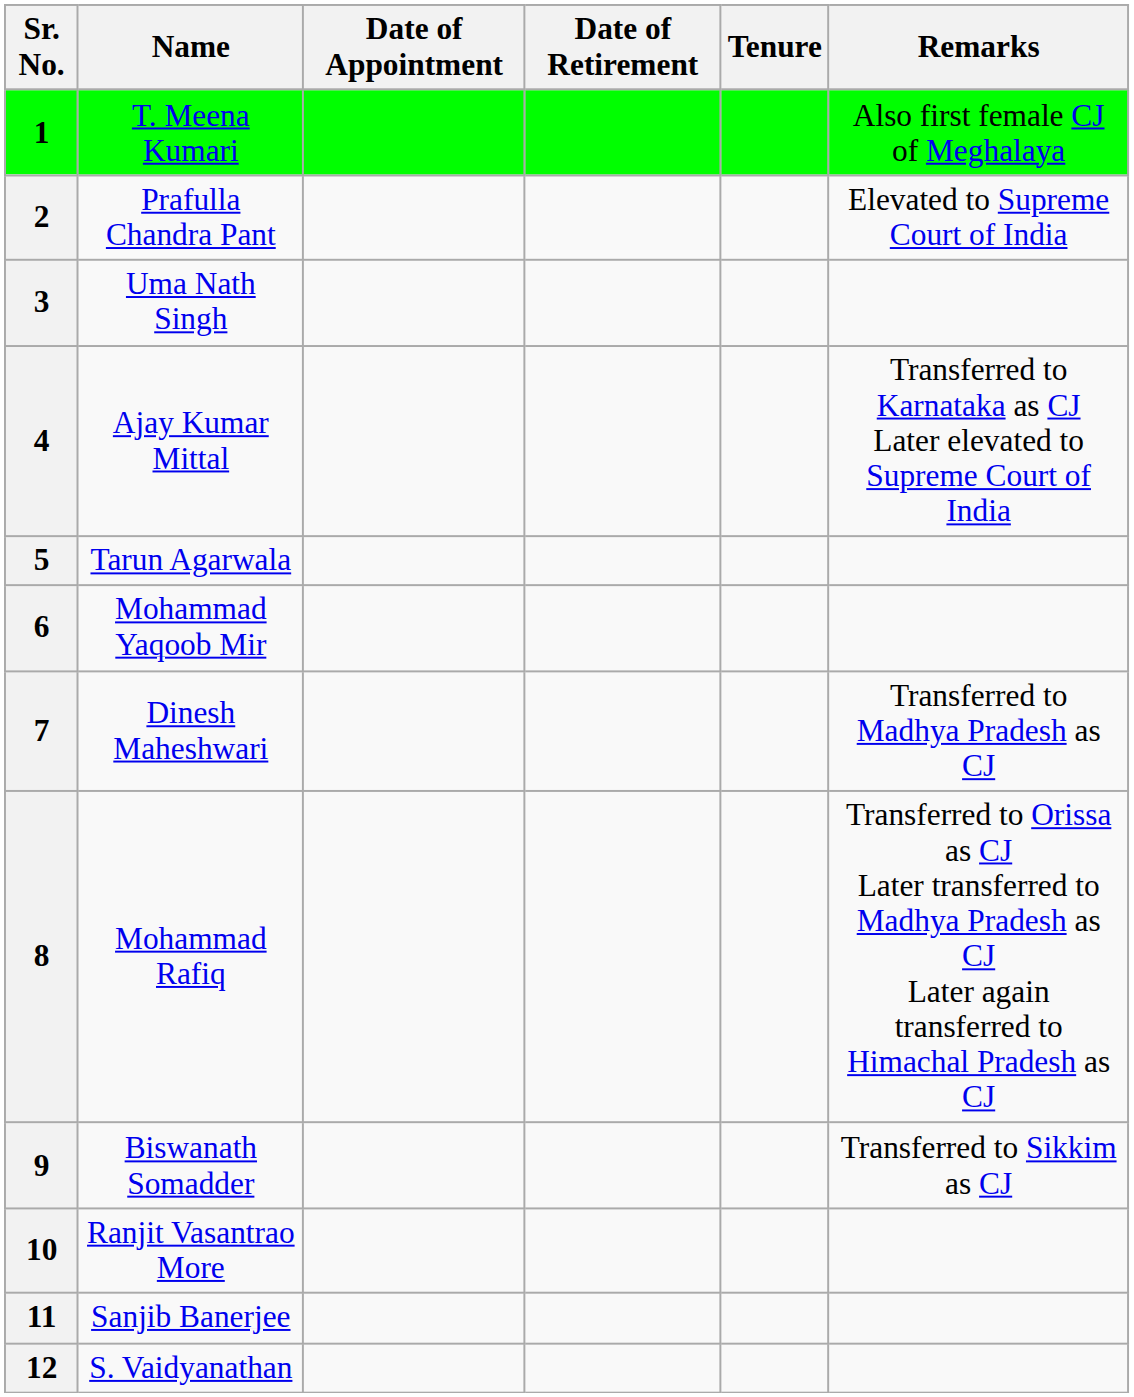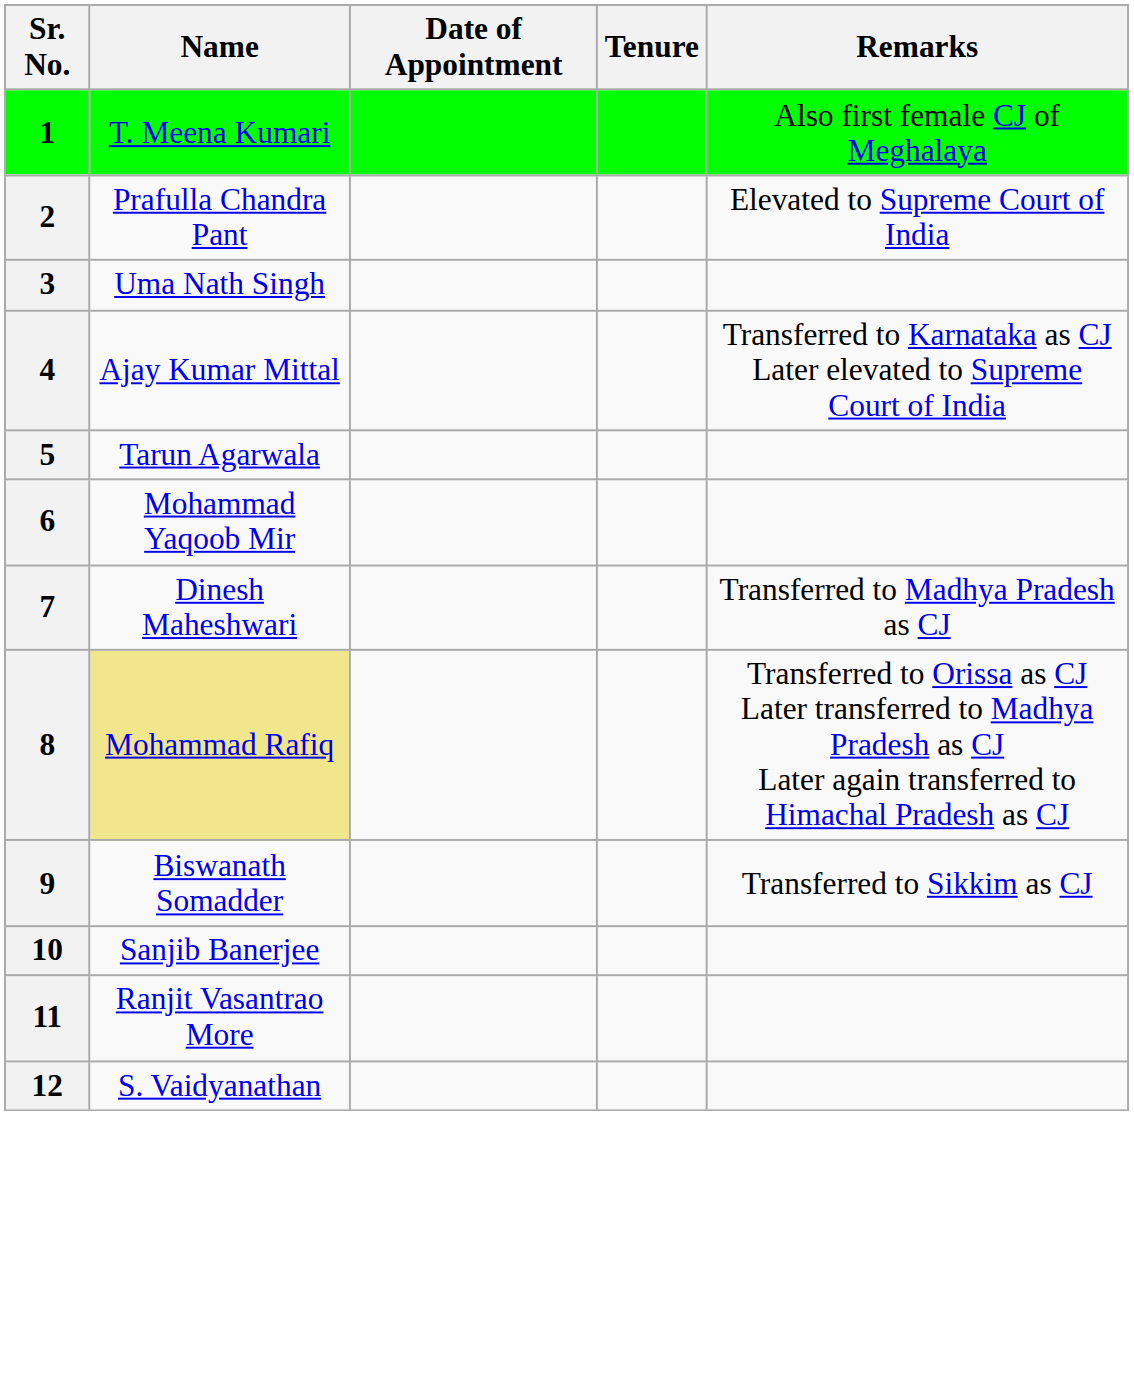- column: (623, 47)
(191, 956) no background -> (220, 744) khaki background
(191, 1249) Ranjit Vasantrao More -> (220, 950) Sanjib Banerjee
(191, 1317) Sanjib Banerjee -> (220, 1017) Ranjit Vasantrao More
